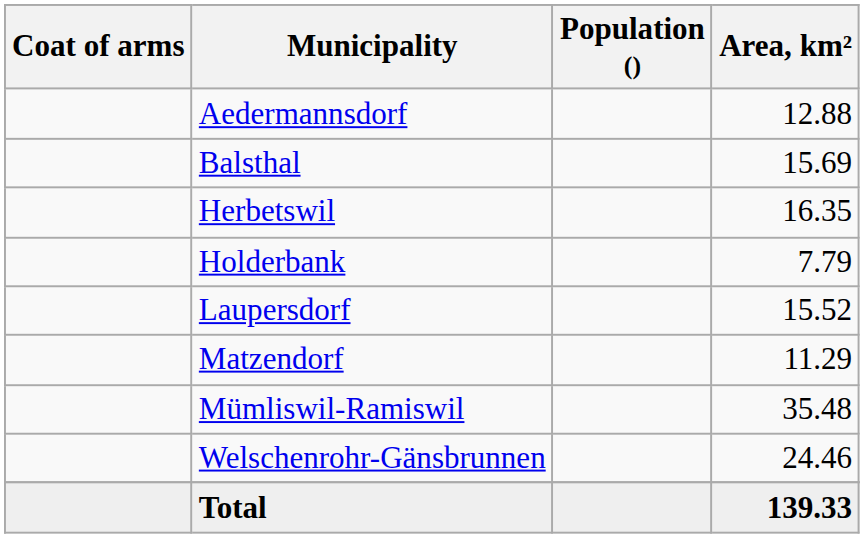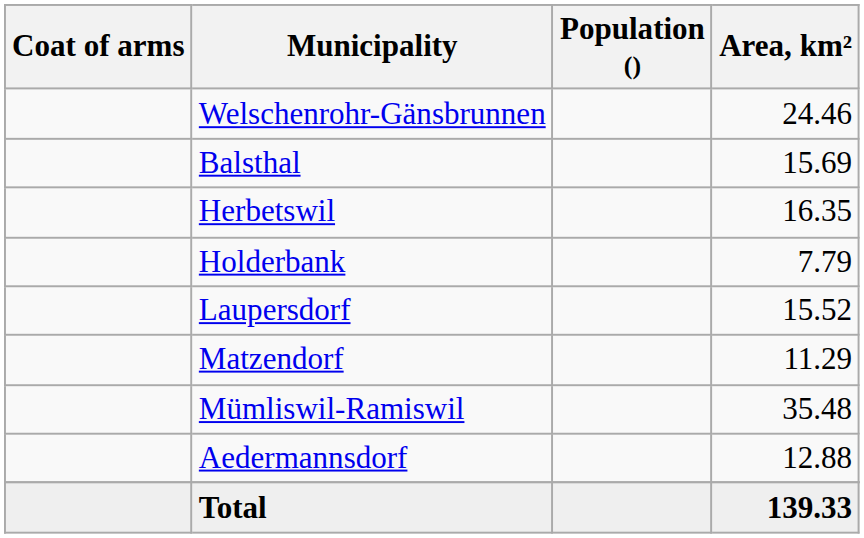rows swapped: (303, 113) <-> (372, 457)
